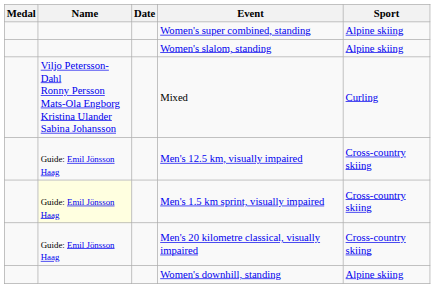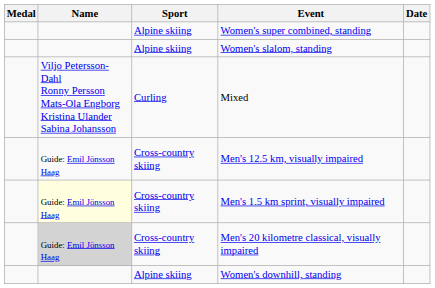columns swapped: (386, 13) <-> (145, 13)
(78, 252) no background -> (78, 252) lightgrey background
